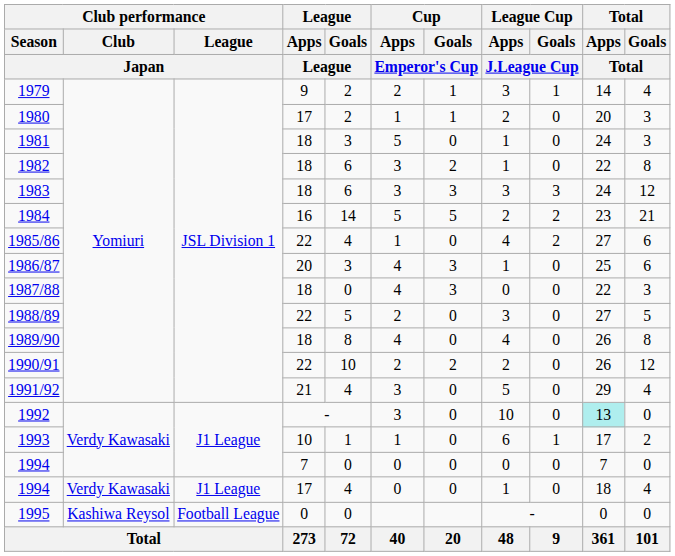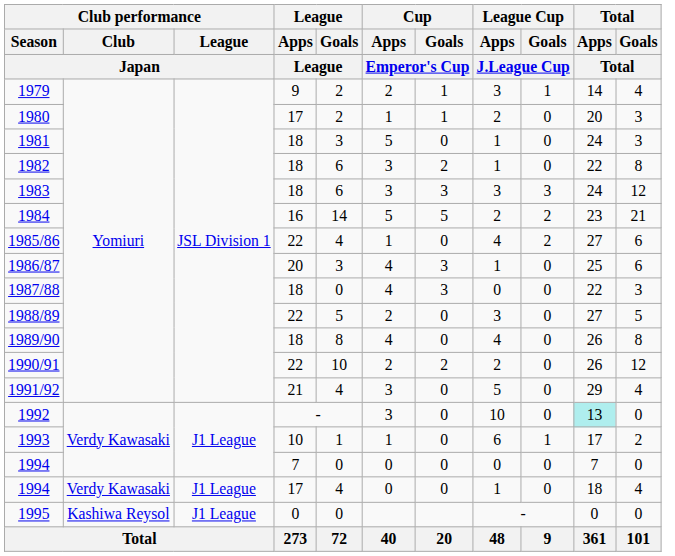(228, 514) Football League -> (224, 514) J1 League
